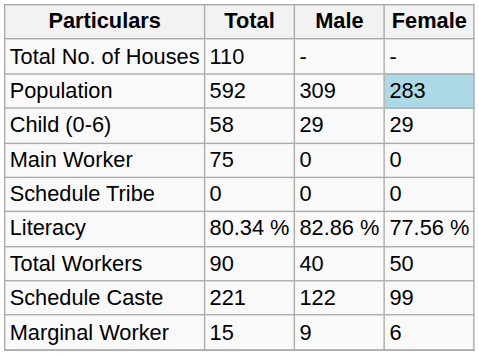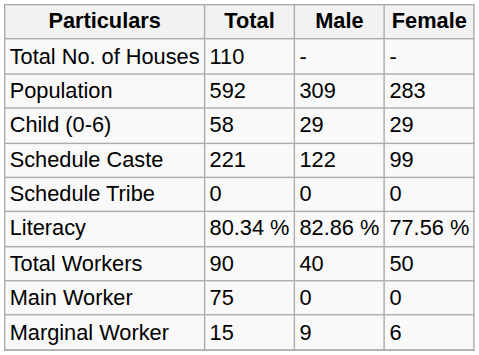(408, 90) lightblue background -> (408, 90) no background
rows swapped: (87, 297) <-> (71, 159)
